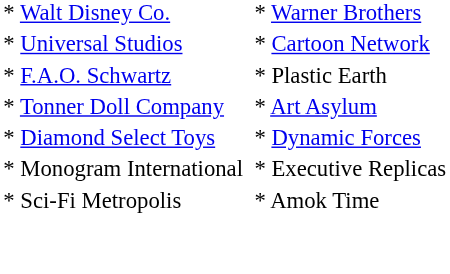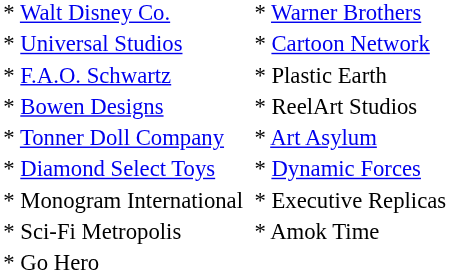+ row: (83, 106)
+ row: (51, 262)
